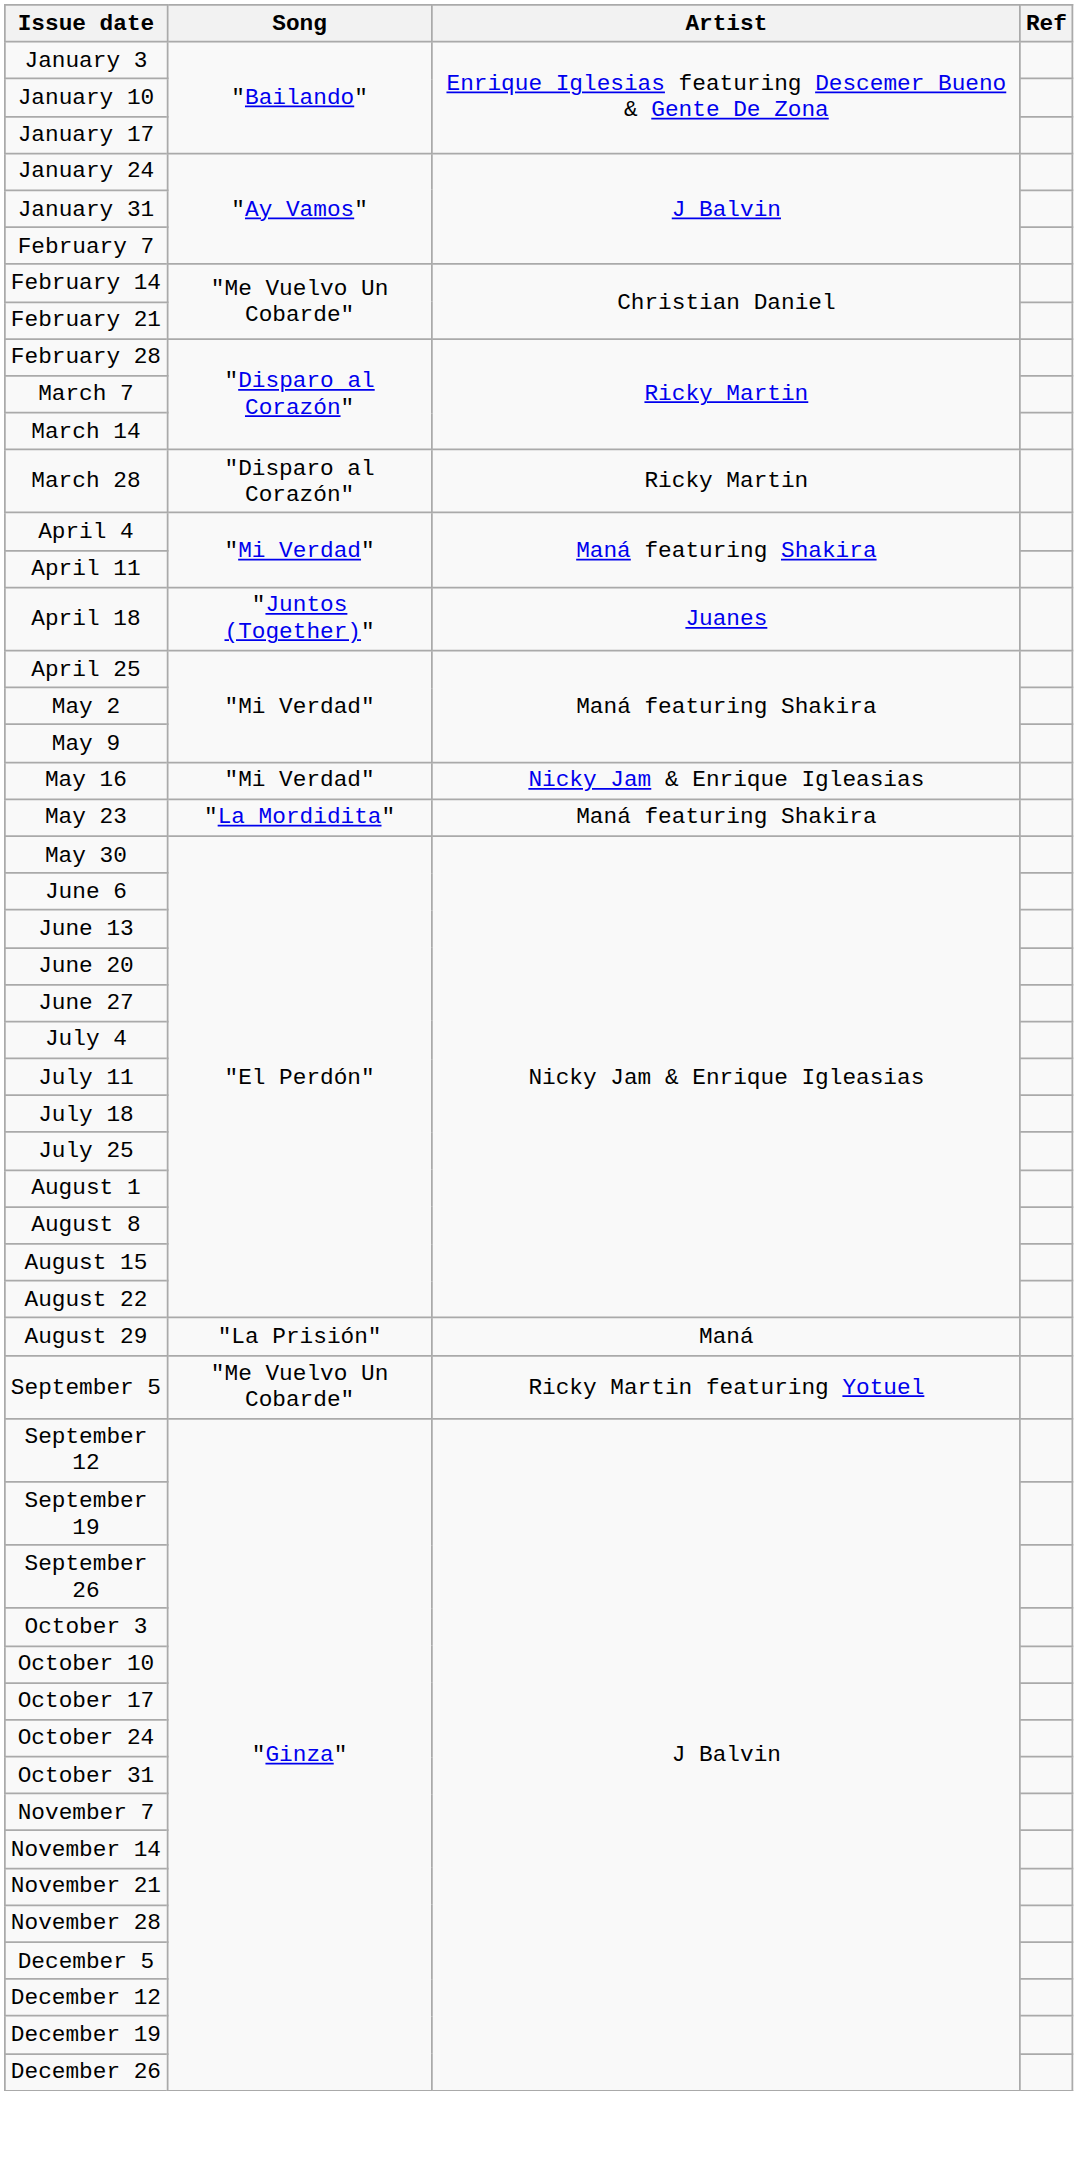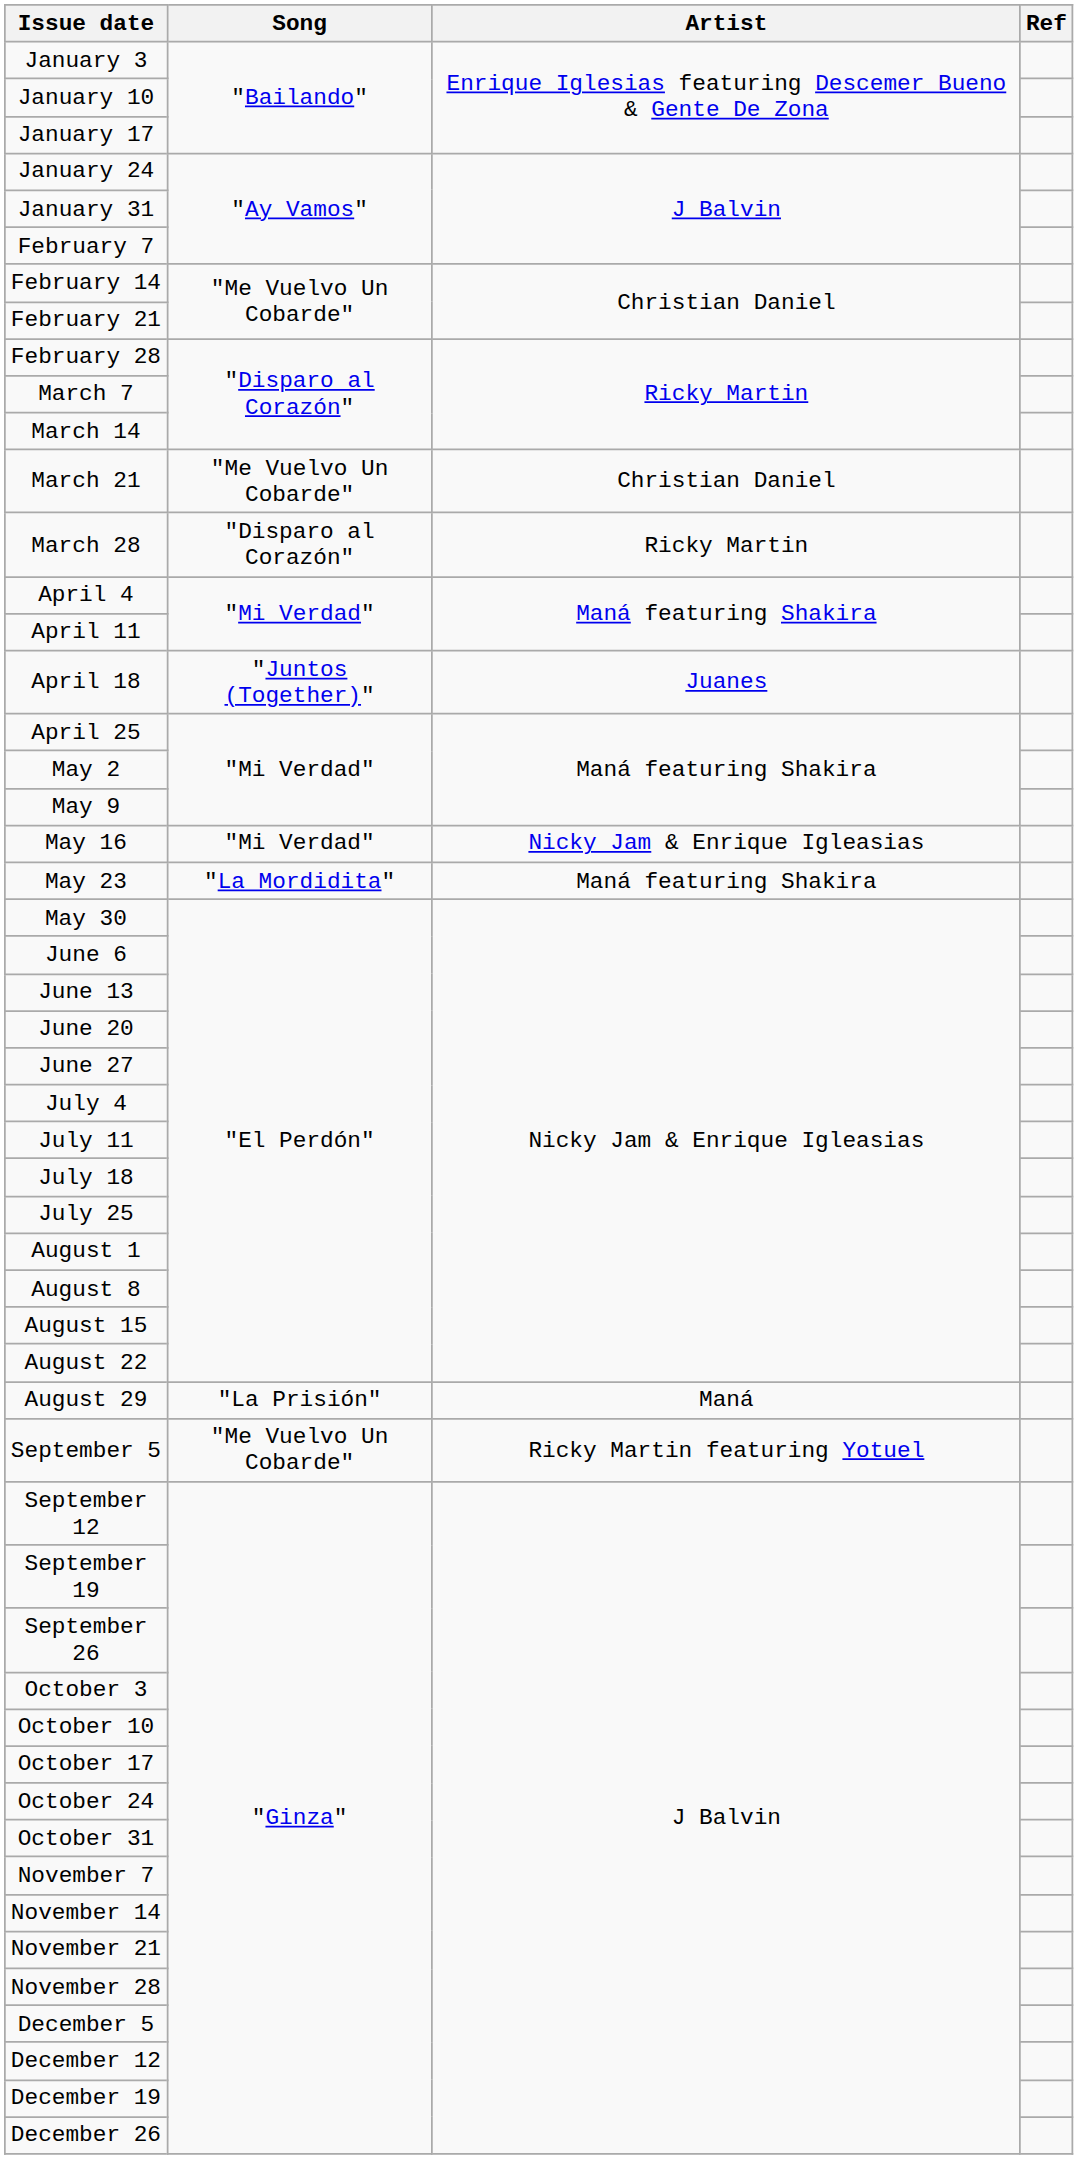+ row: (86, 481)
